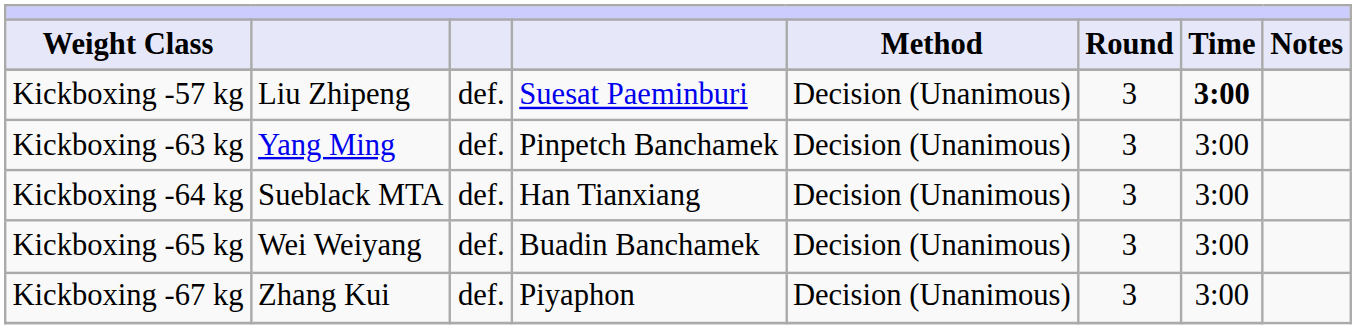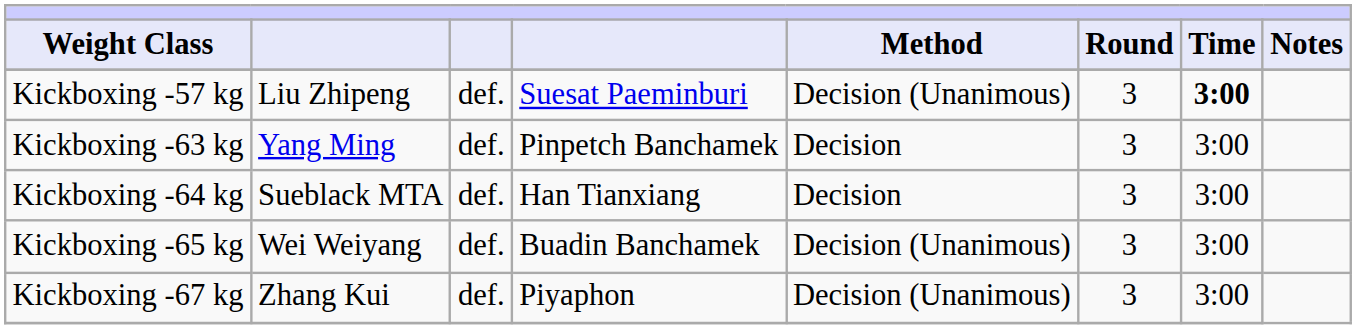(932, 144) Decision (Unanimous) -> (847, 144) Decision
(932, 195) Decision (Unanimous) -> (847, 195) Decision
